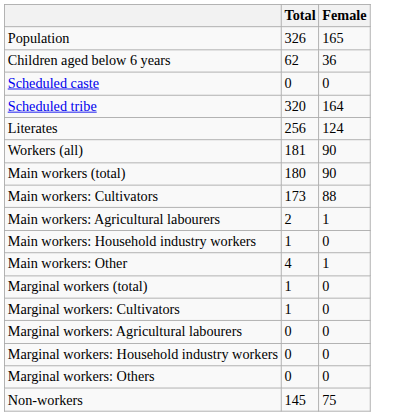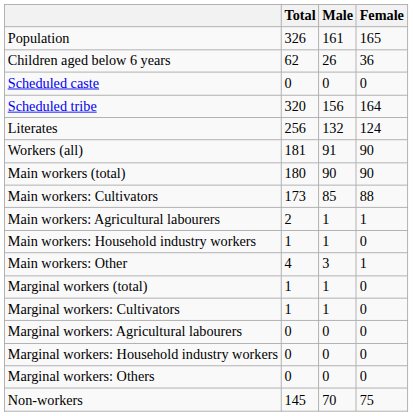+ column: (338, 15)
